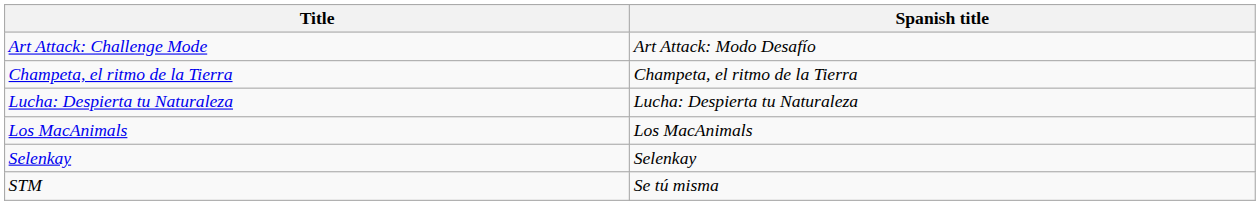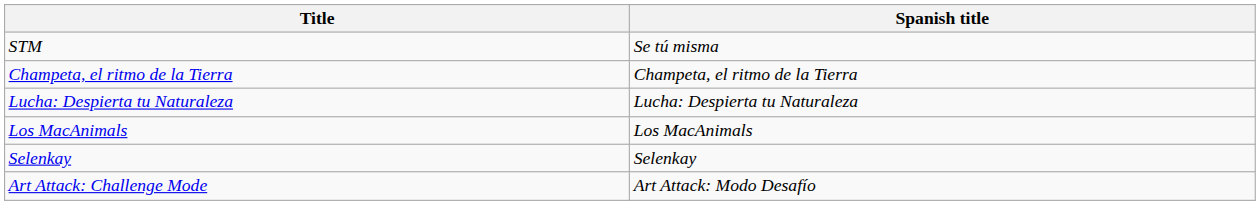rows swapped: (108, 46) <-> (25, 185)
